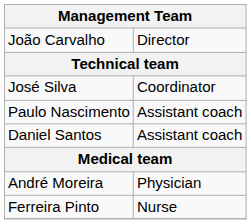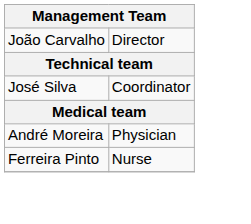- row: (69, 111)
- row: (55, 135)
